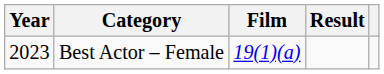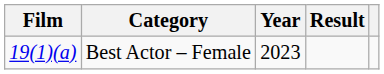columns swapped: (29, 20) <-> (267, 20)
